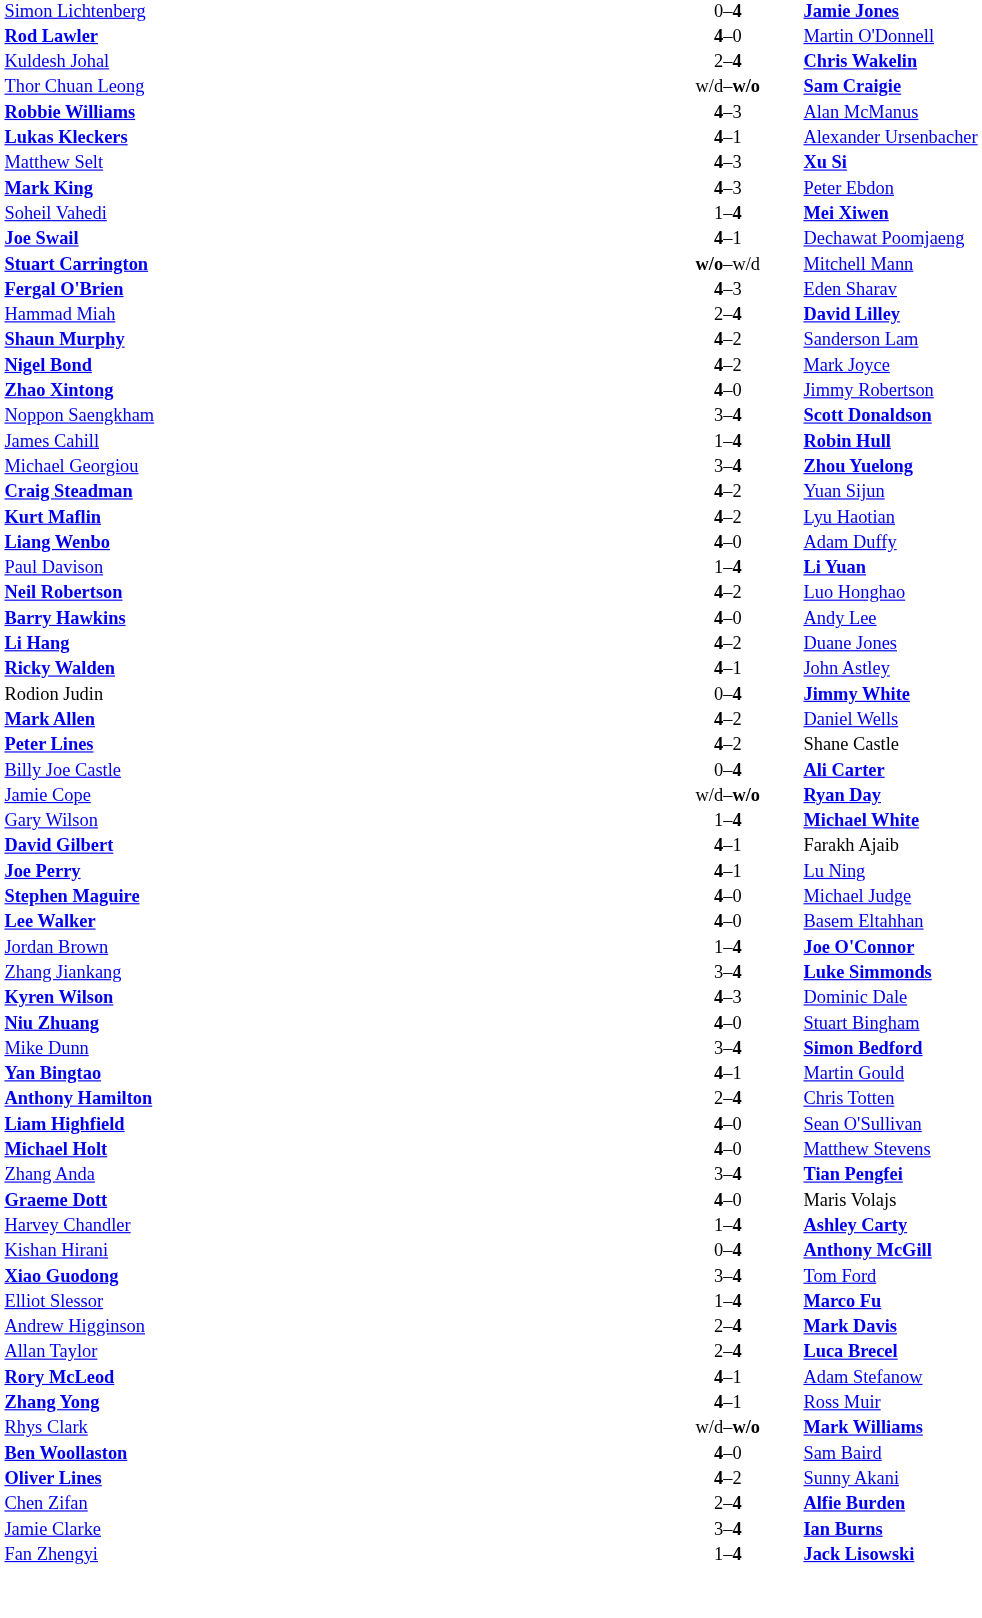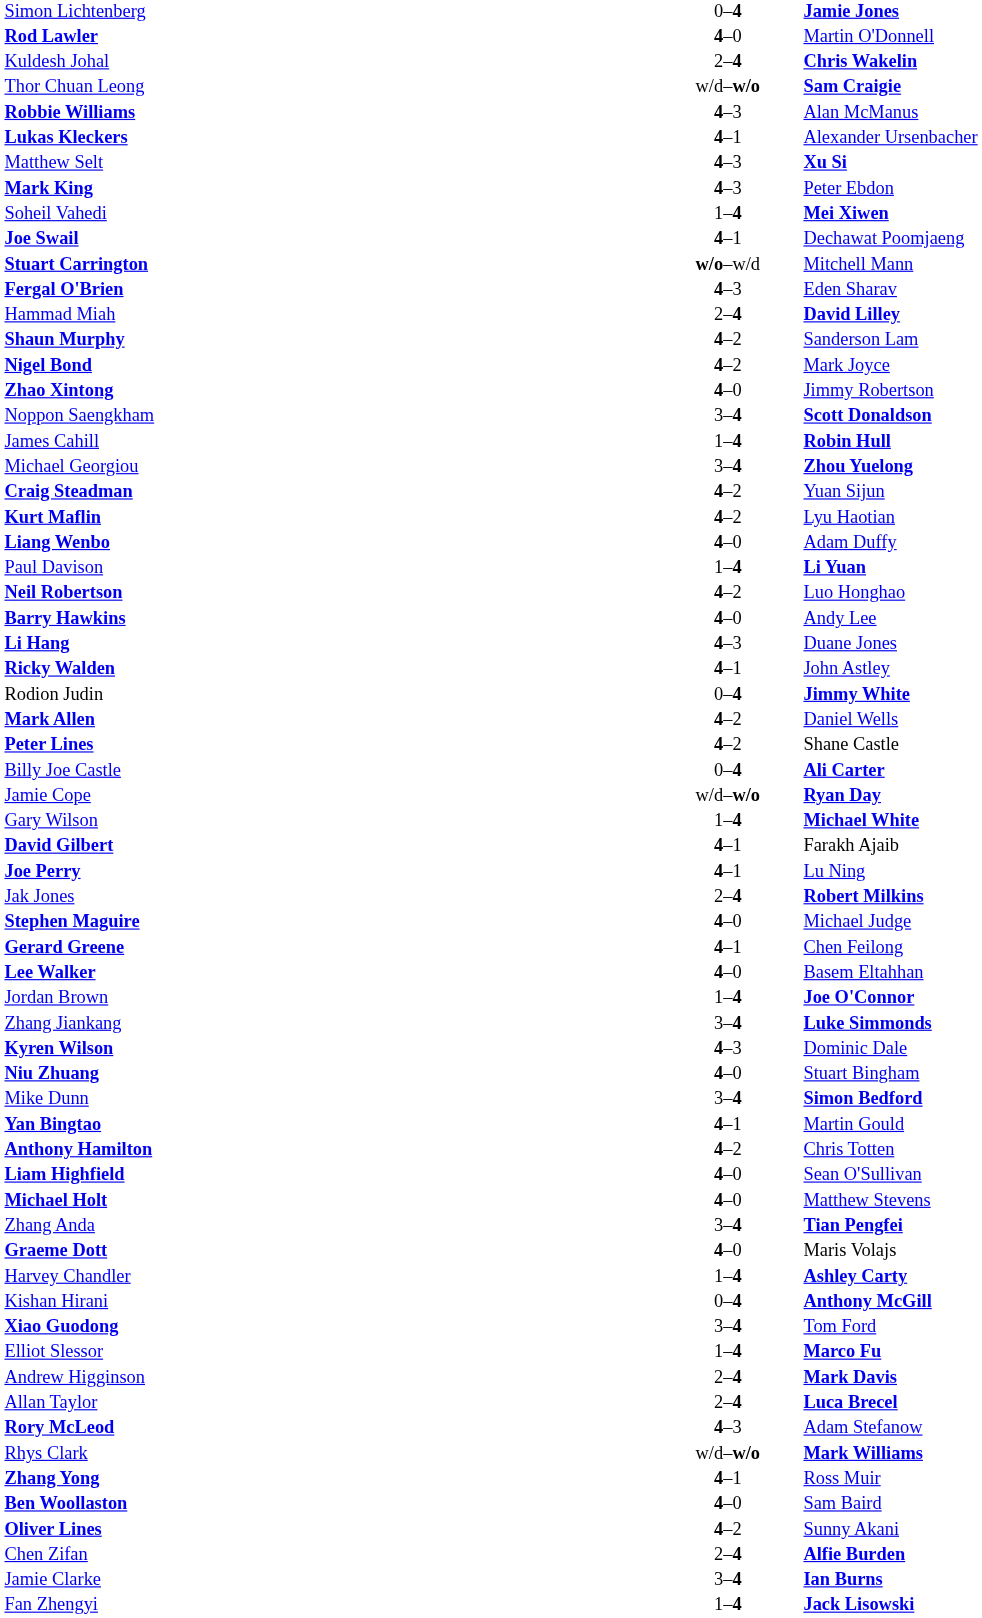(728, 643) 4–2 -> (728, 643) 4–3
+ row: (39, 896)
+ row: (64, 946)
(728, 1098) 2–4 -> (728, 1149) 4–2
(728, 1376) 4–1 -> (728, 1427) 4–3
rows swapped: (52, 1402) <-> (46, 1427)
